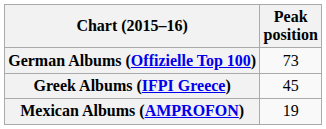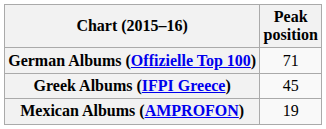(291, 60) 73 -> (291, 60) 71
